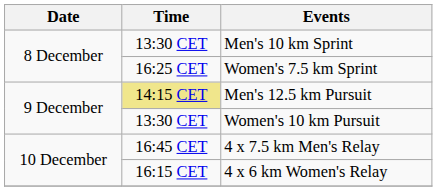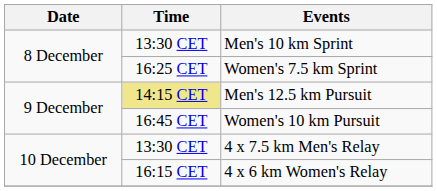(171, 120) 13:30 CET -> (171, 120) 16:45 CET
(171, 146) 16:45 CET -> (171, 146) 13:30 CET
